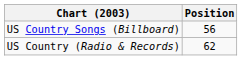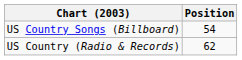(210, 30) 56 -> (210, 30) 54
